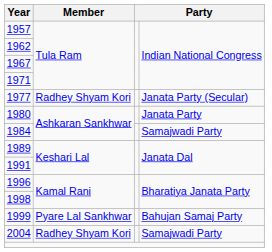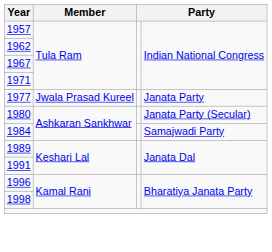(83, 98) Radhey Shyam Kori -> (85, 98) Jwala Prasad Kureel
(195, 98) Janata Party (Secular) -> (174, 98) Janata Party
(172, 115) Janata Party -> (197, 115) Janata Party (Secular)
- row: (19, 217)
- row: (19, 234)
